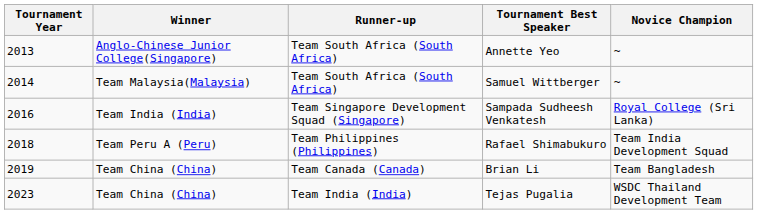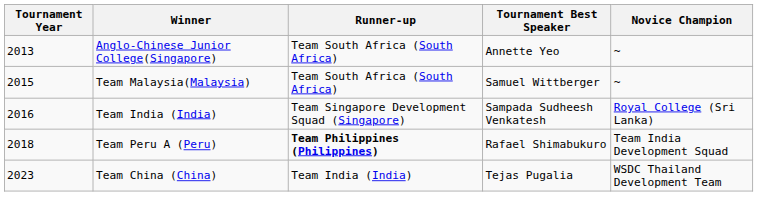(21, 82) 2014 -> (21, 82) 2015
(345, 144) normal -> (345, 144) bold
- row: (512, 169)
